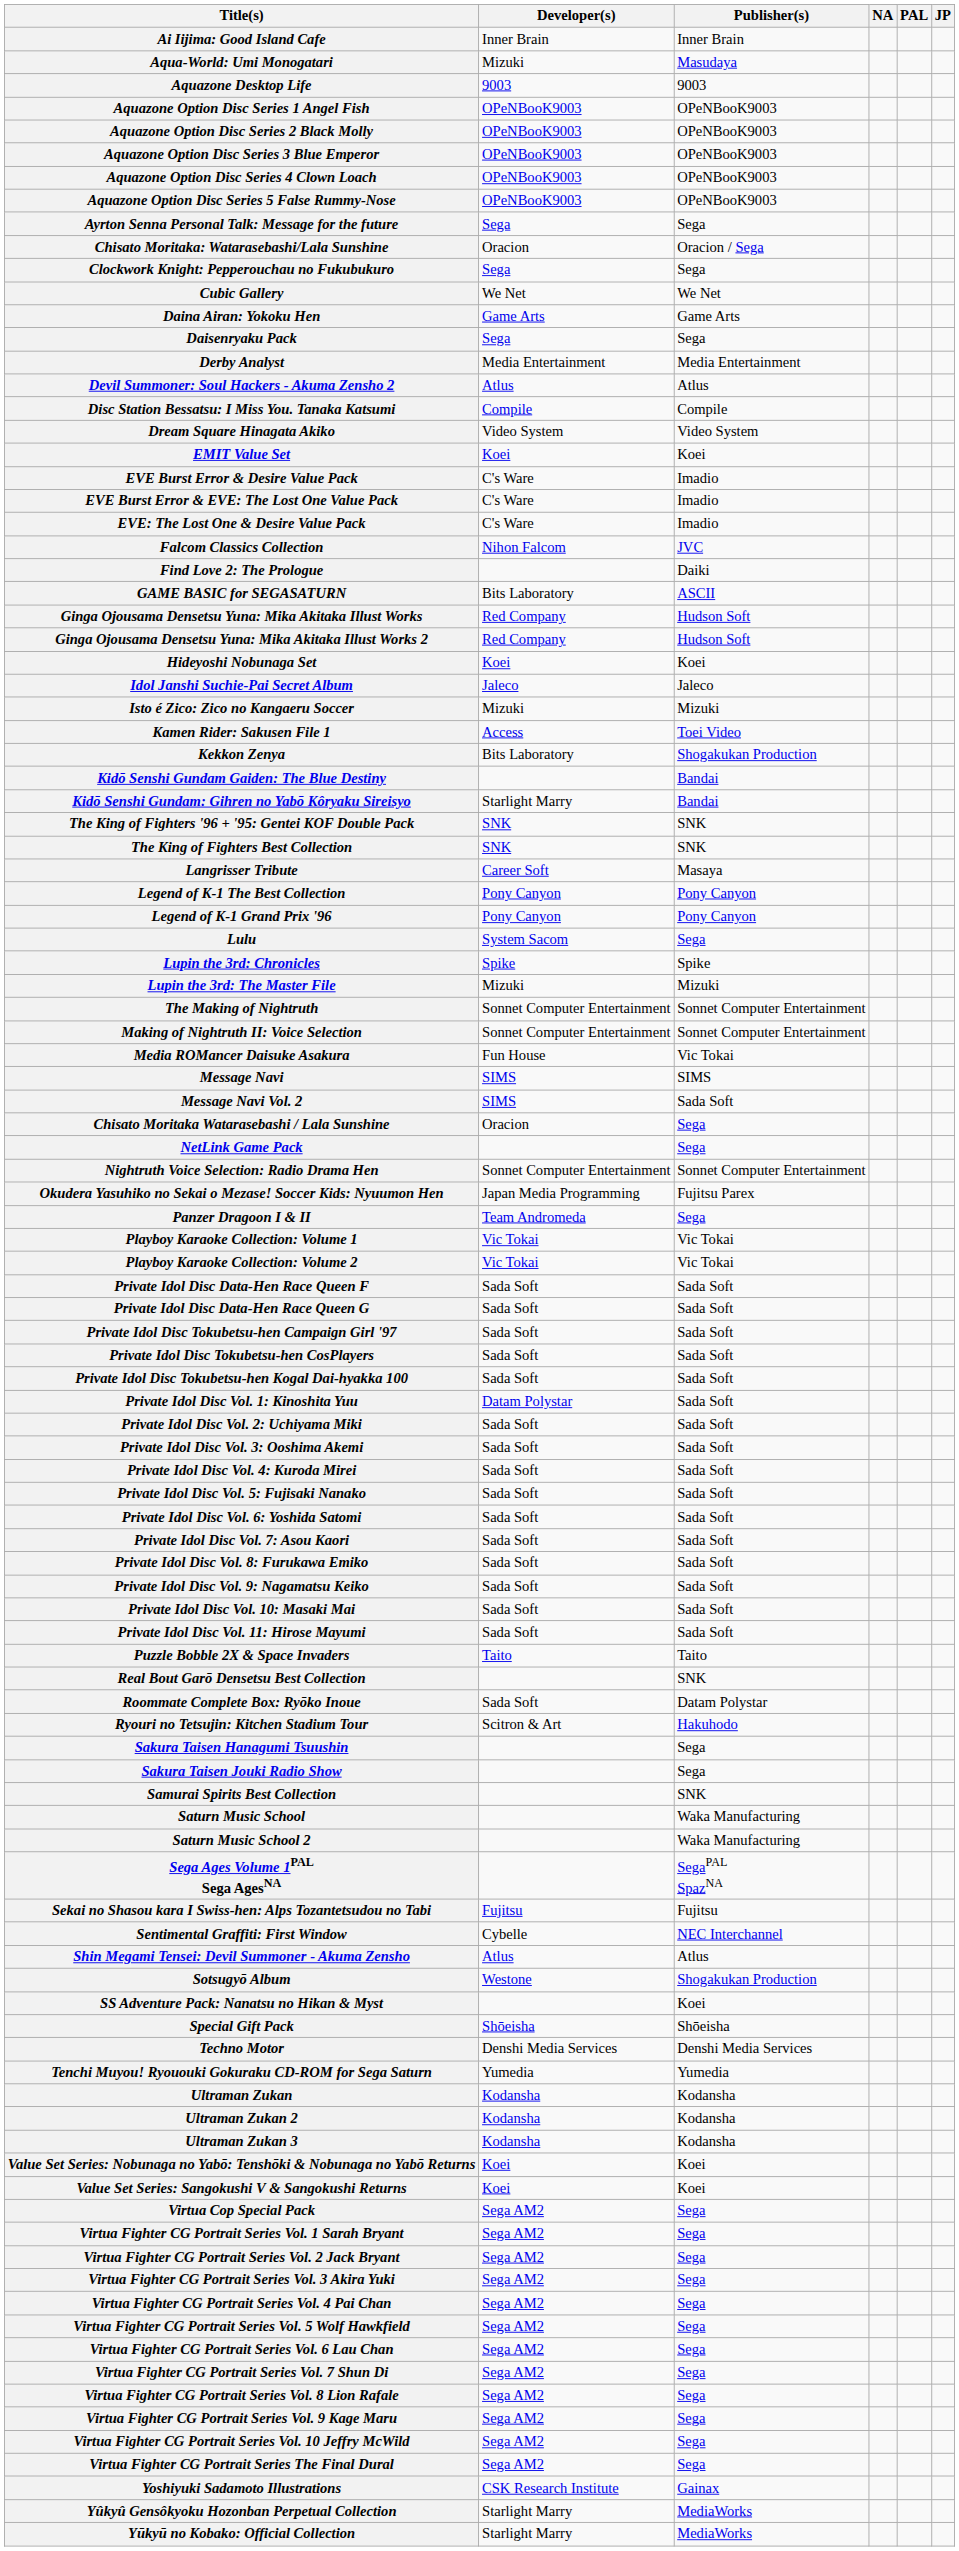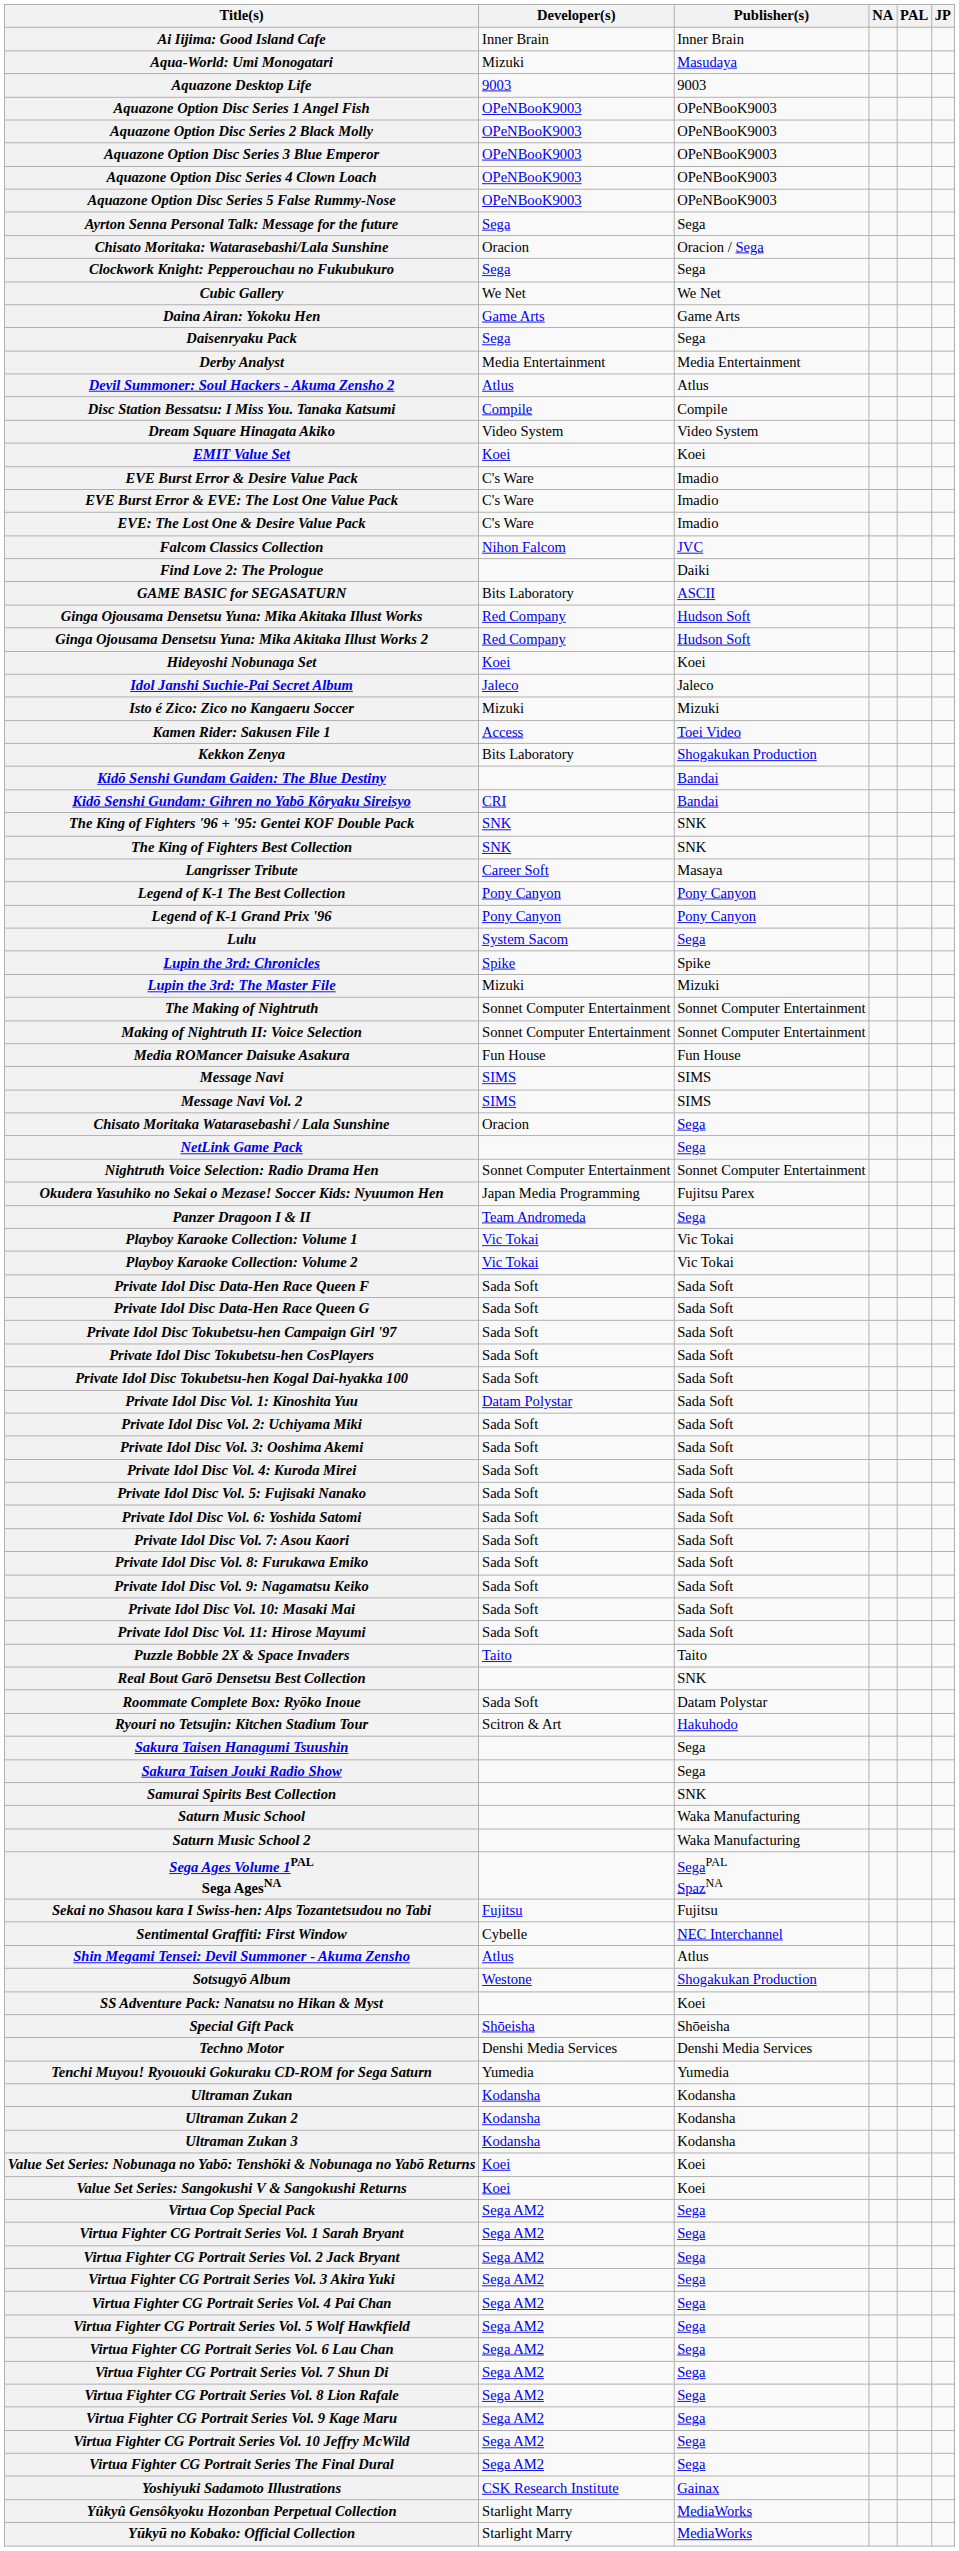(527, 801) Starlight Marry -> (494, 801) CRI
(705, 1055) Vic Tokai -> (709, 1055) Fun House
(705, 1101) Sada Soft -> (694, 1101) SIMS
